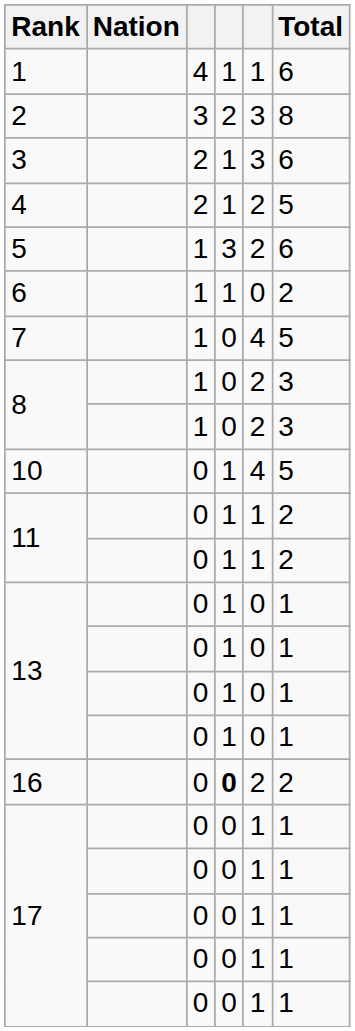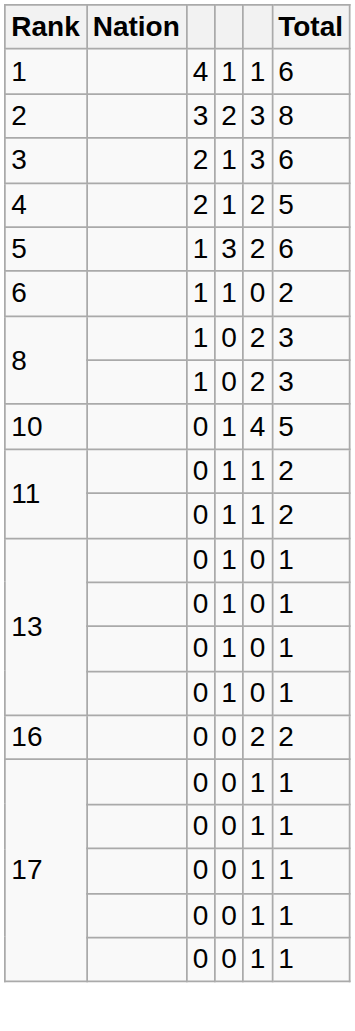- row: (19, 337)
(229, 781) bold -> (229, 737) normal
